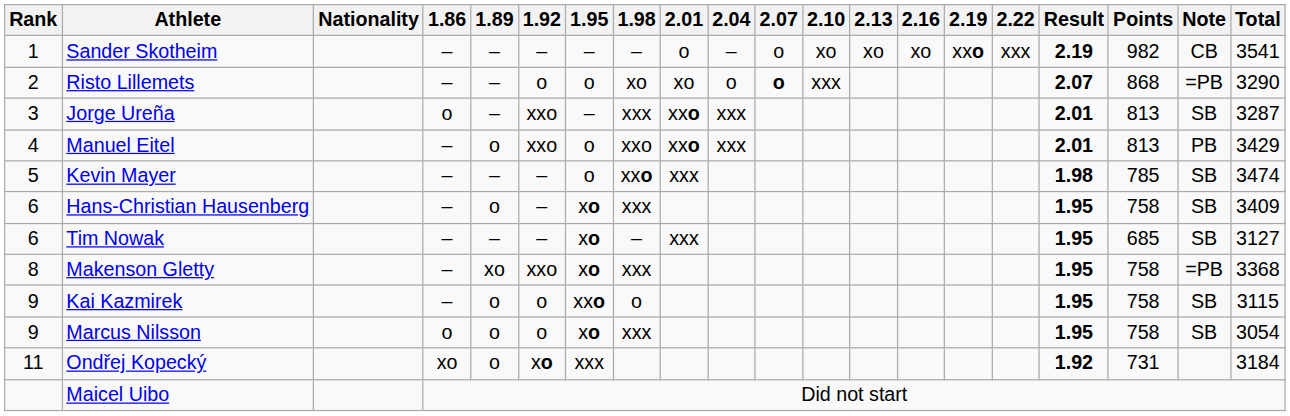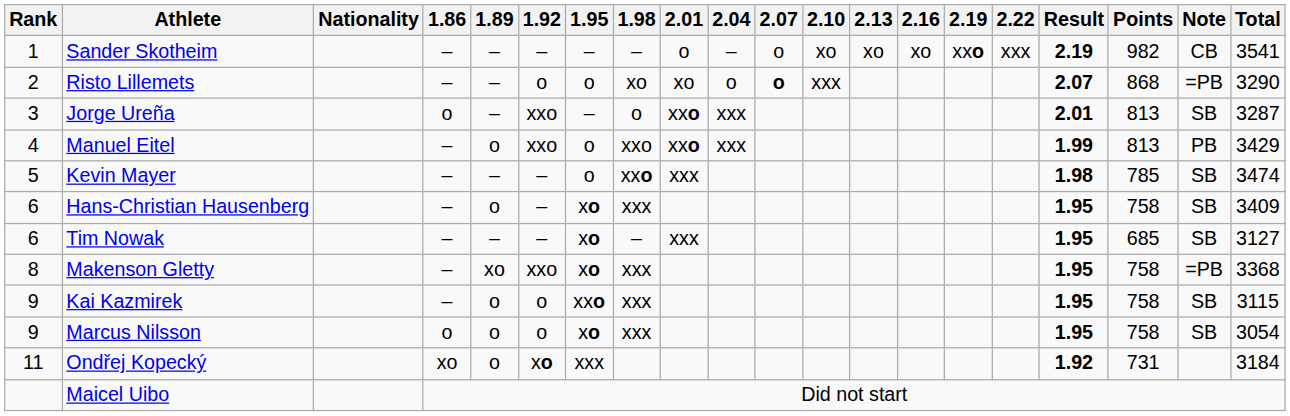(637, 113) xxx -> (637, 113) o
(1074, 144) 2.01 -> (1074, 144) 1.99
(637, 301) o -> (637, 301) xxx
